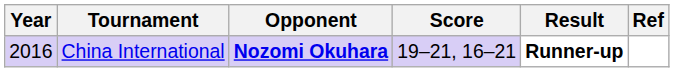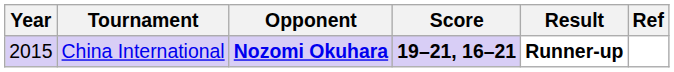(31, 51) 2016 -> (31, 51) 2015
(457, 51) normal -> (457, 51) bold
